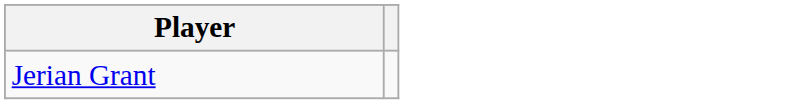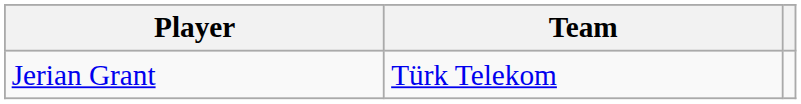+ column: (583, 27)
